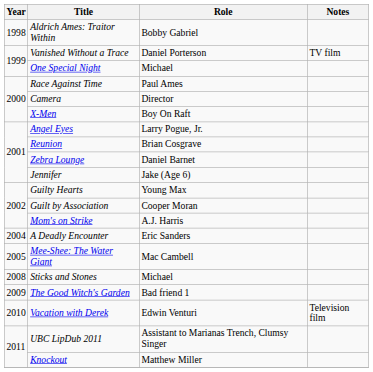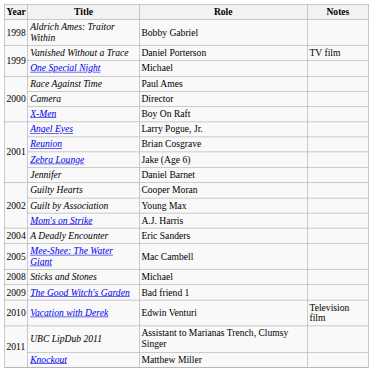(168, 159) Daniel Barnet -> (166, 159) Jake (Age 6)
(166, 175) Jake (Age 6) -> (168, 175) Daniel Barnet
(164, 190) Young Max -> (170, 190) Cooper Moran
(170, 205) Cooper Moran -> (164, 205) Young Max
